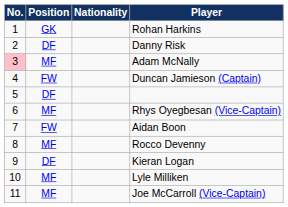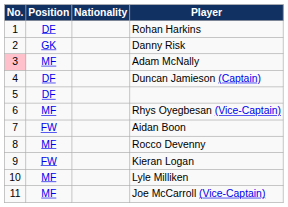(49, 29) GK -> (49, 29) DF
(49, 45) DF -> (49, 45) GK
(49, 78) FW -> (49, 78) DF
(49, 161) DF -> (49, 161) FW
